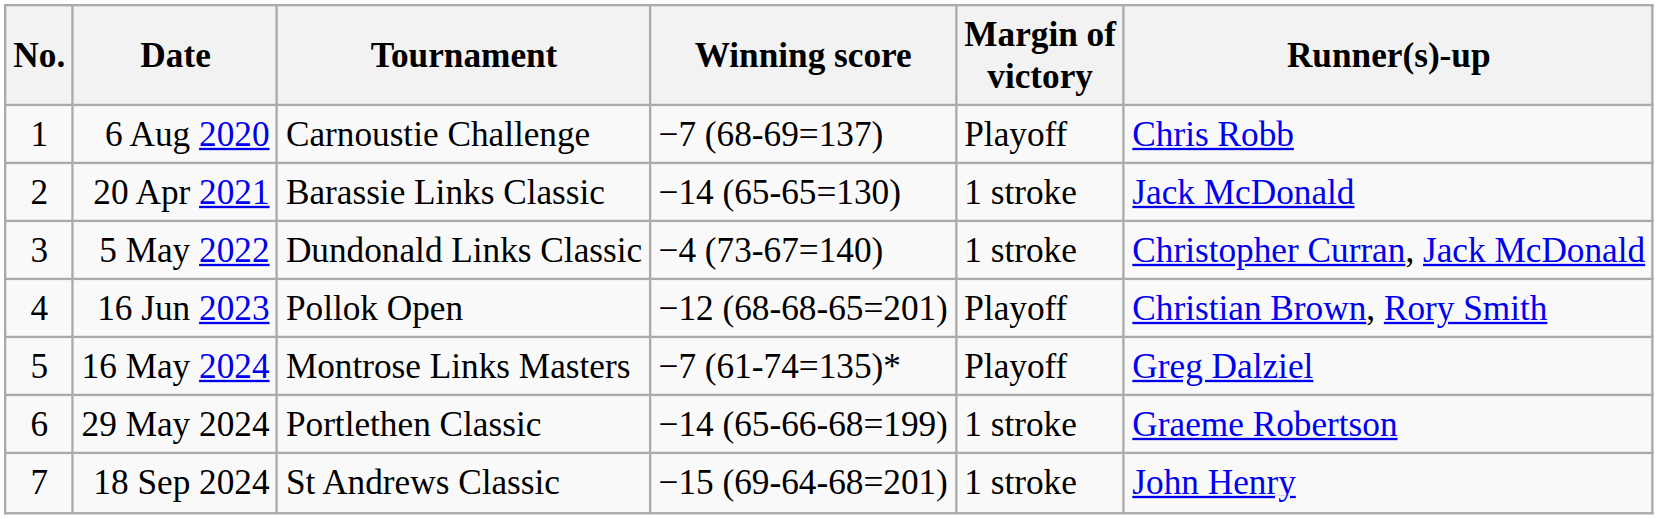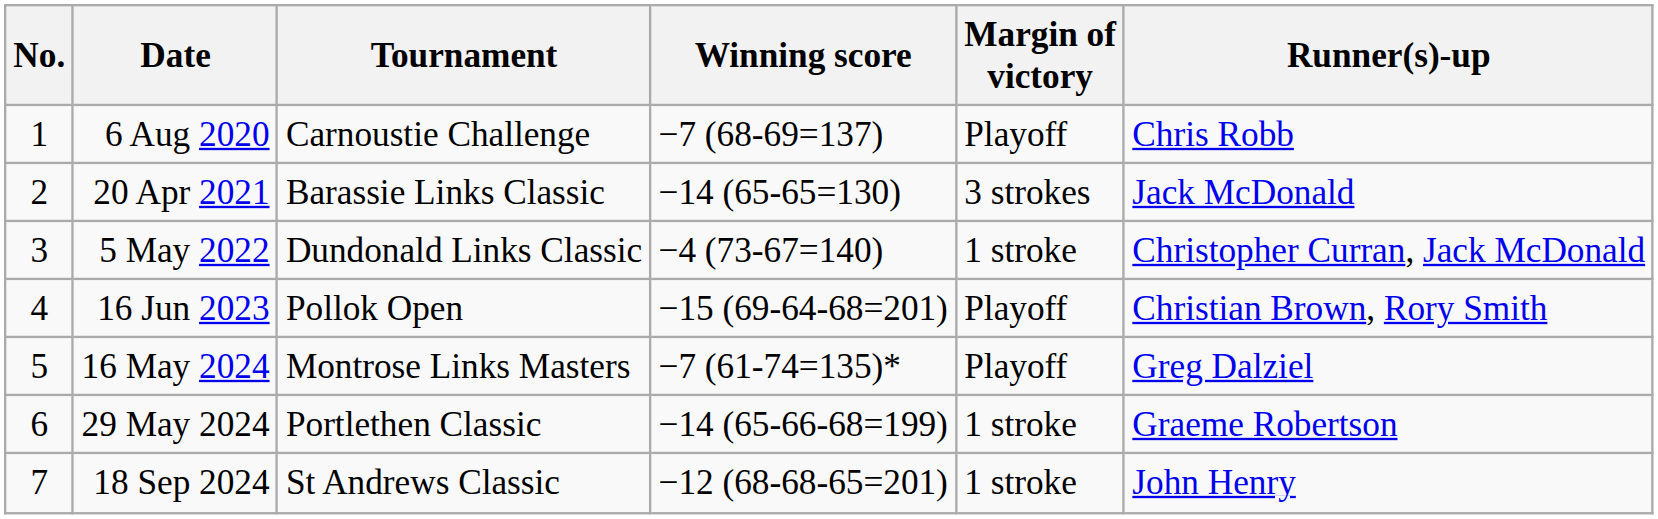(1021, 191) 1 stroke -> (1027, 191) 3 strokes
(803, 308) −12 (68-68-65=201) -> (803, 308) −15 (69-64-68=201)
(803, 482) −15 (69-64-68=201) -> (803, 482) −12 (68-68-65=201)
